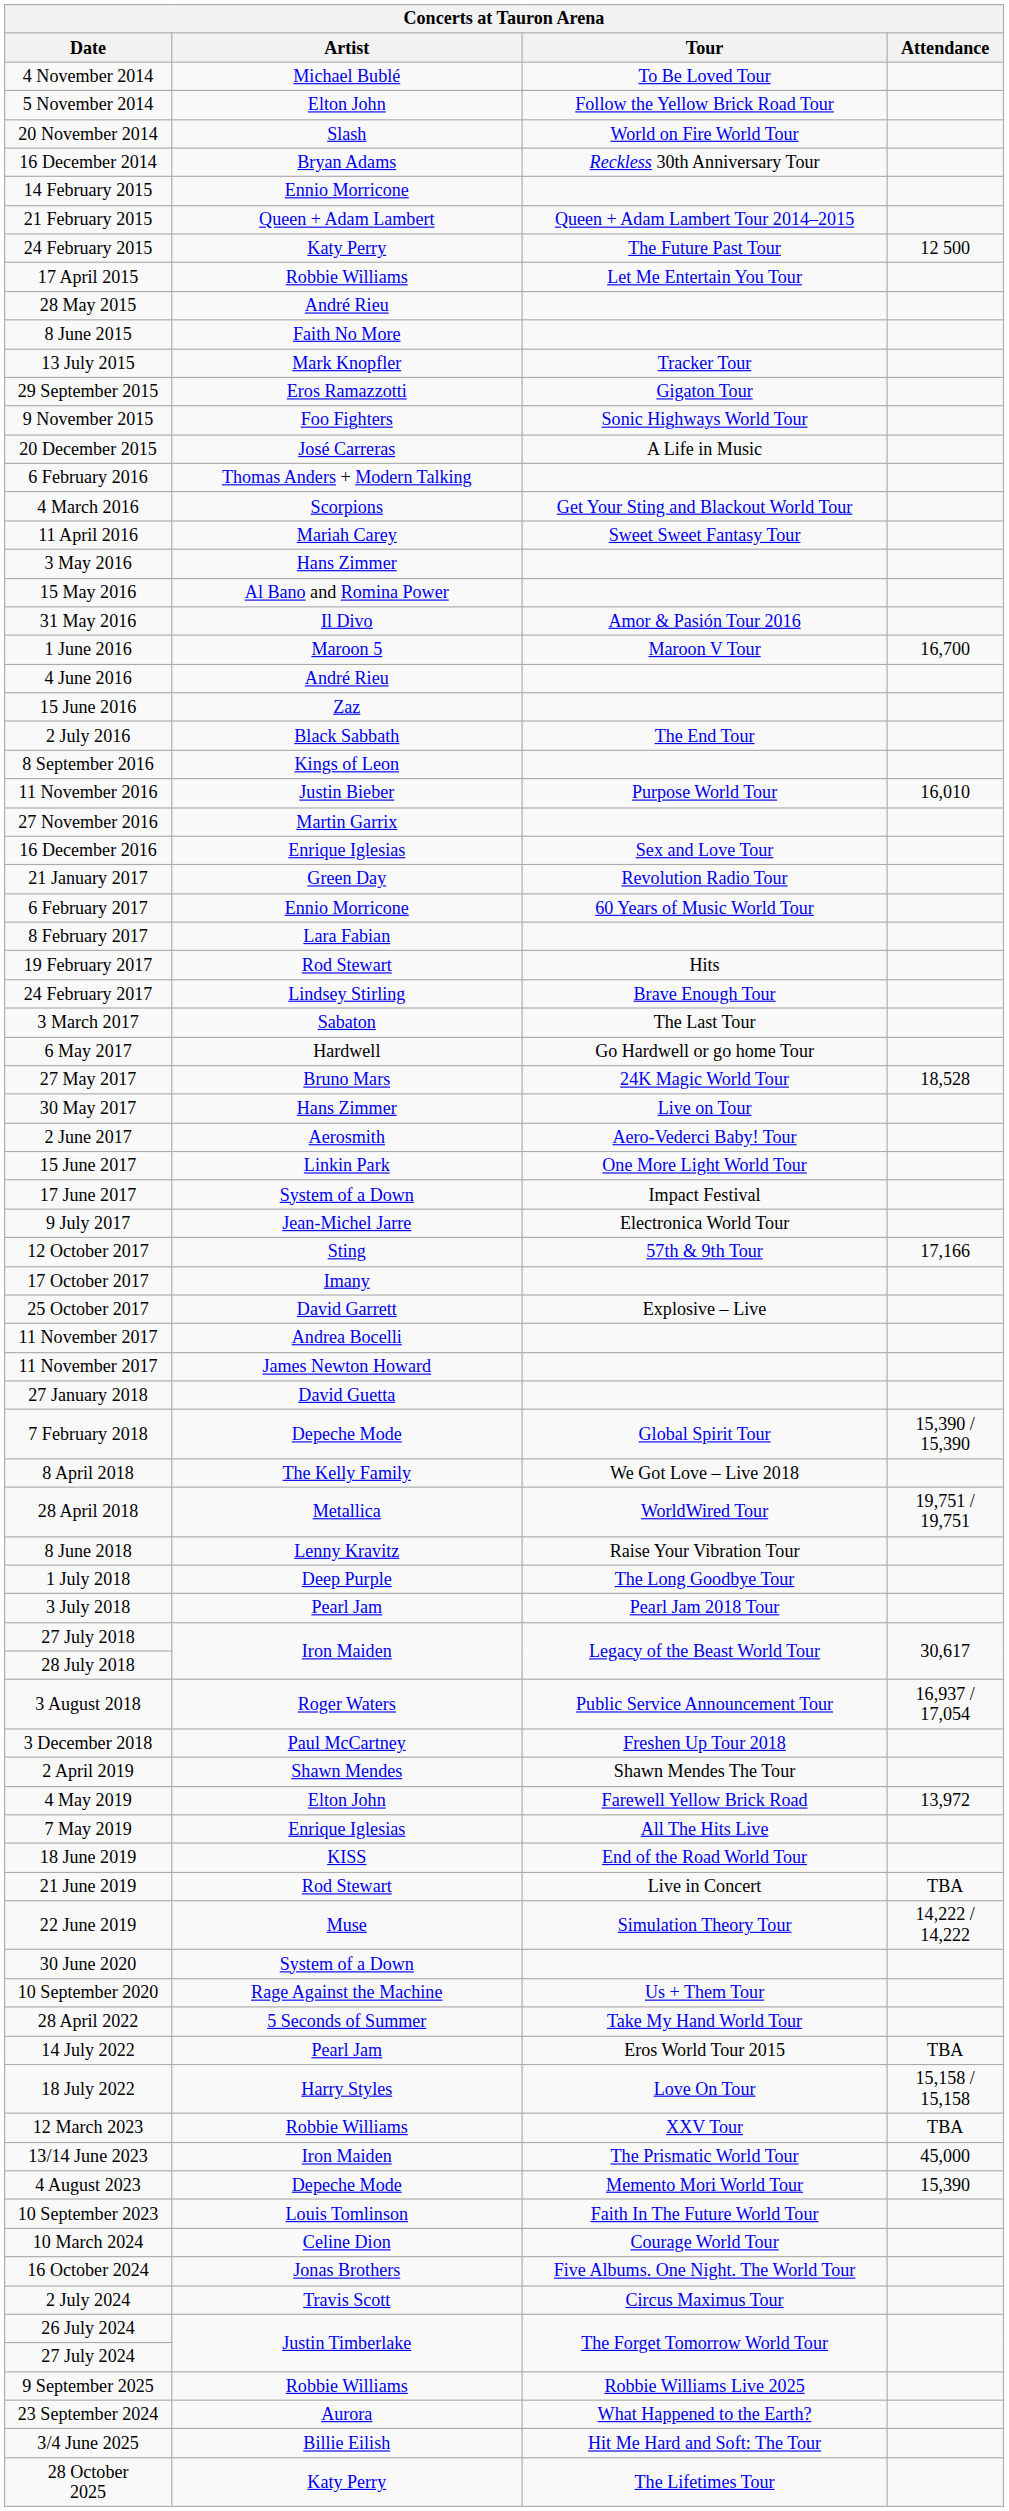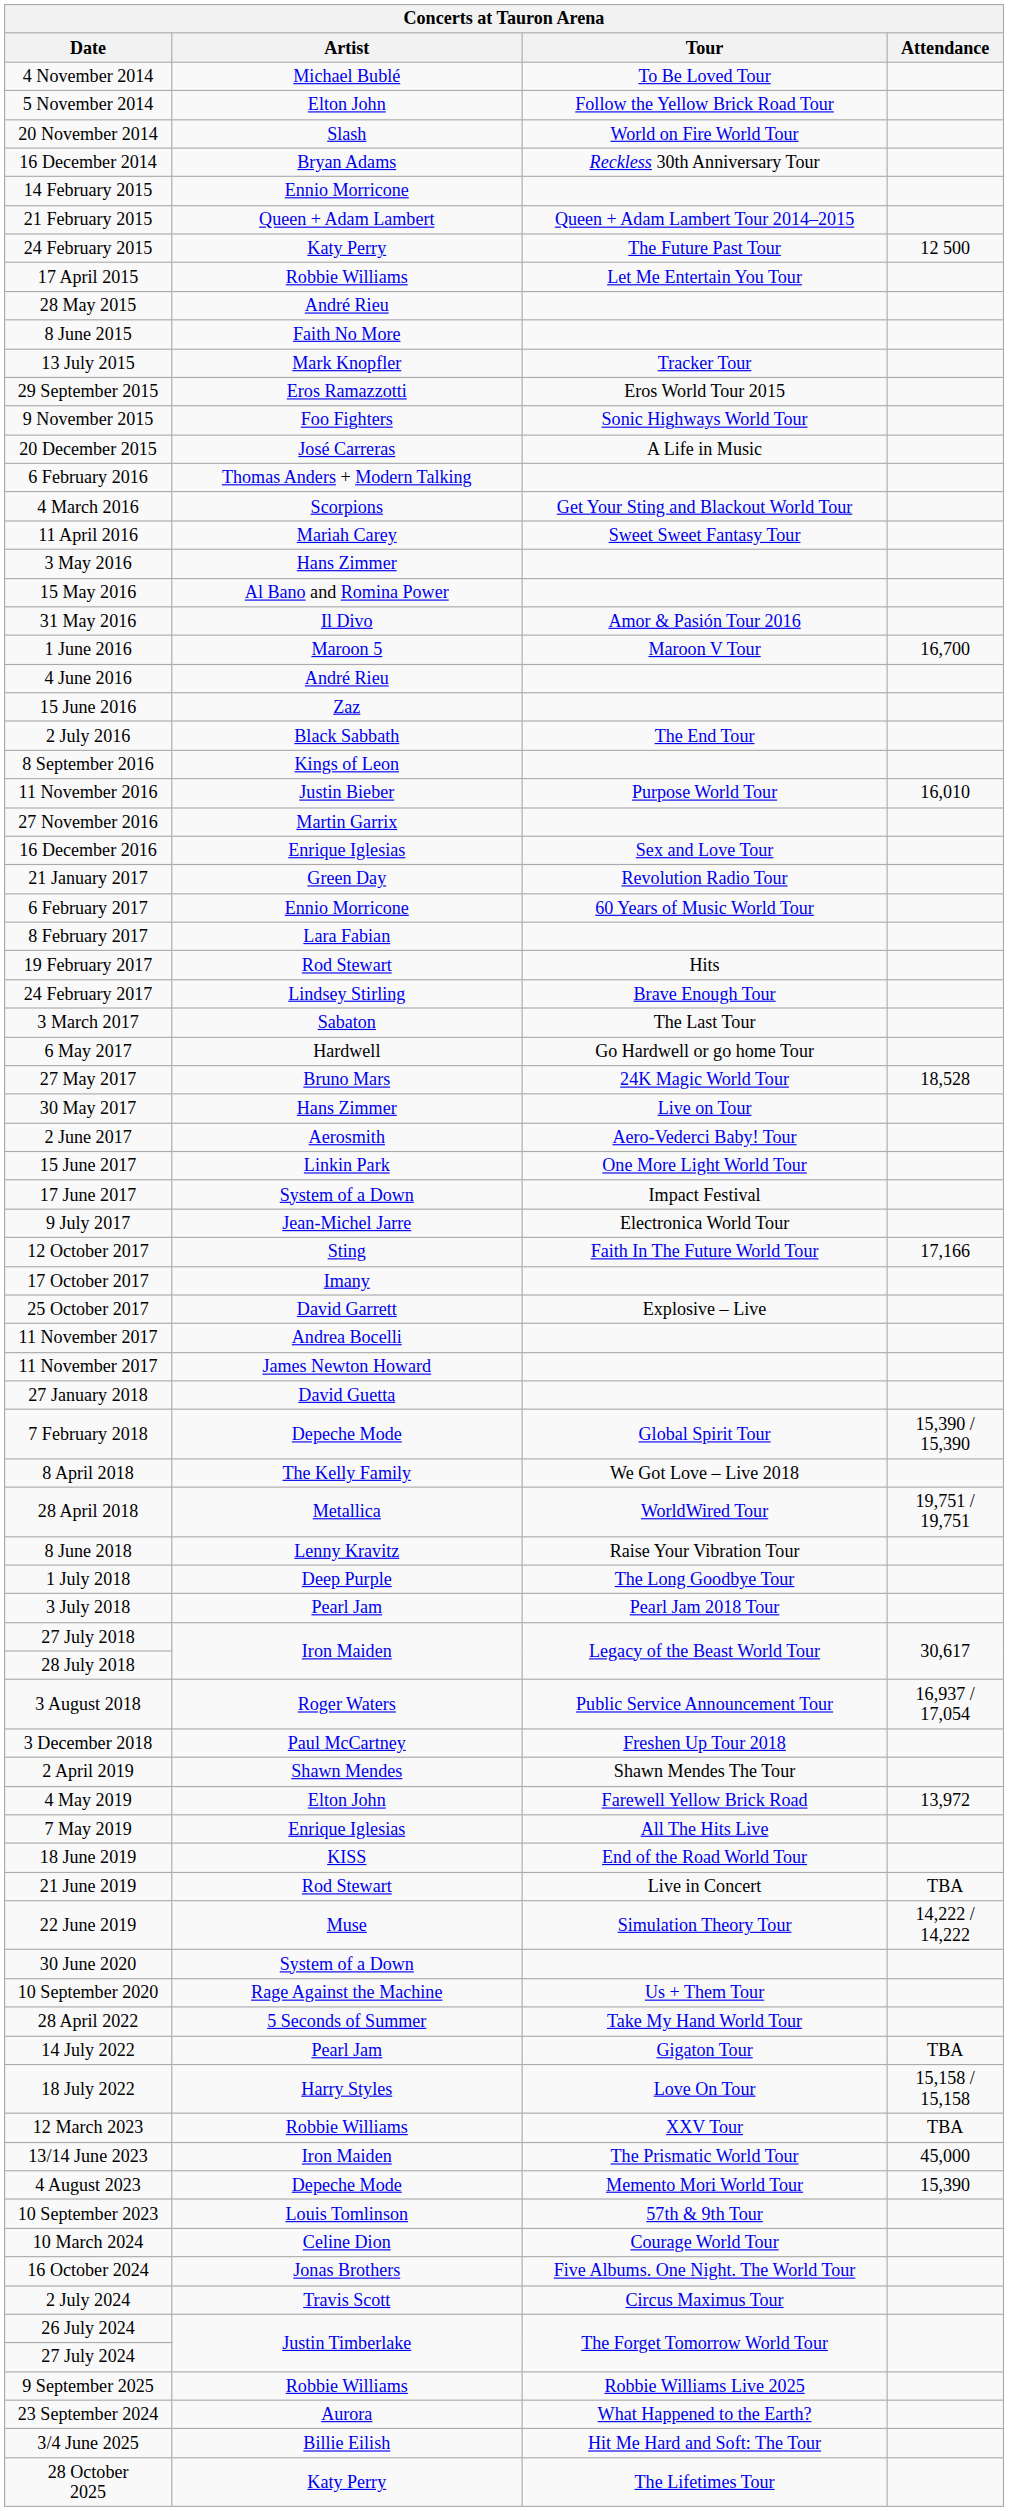(705, 391) Gigaton Tour -> (705, 391) Eros World Tour 2015
(705, 1251) 57th & 9th Tour -> (705, 1251) Faith In The Future World Tour
(705, 2050) Eros World Tour 2015 -> (705, 2050) Gigaton Tour
(705, 2213) Faith In The Future World Tour -> (705, 2213) 57th & 9th Tour
